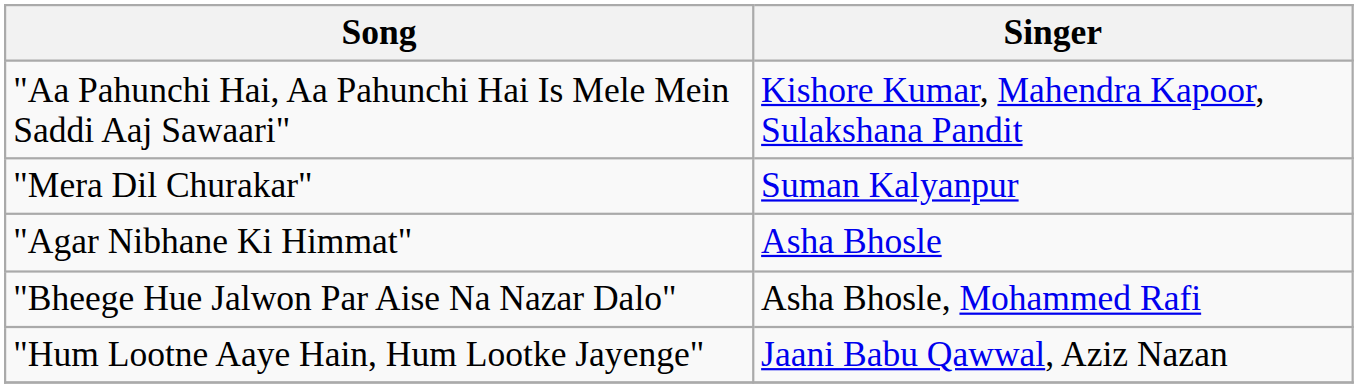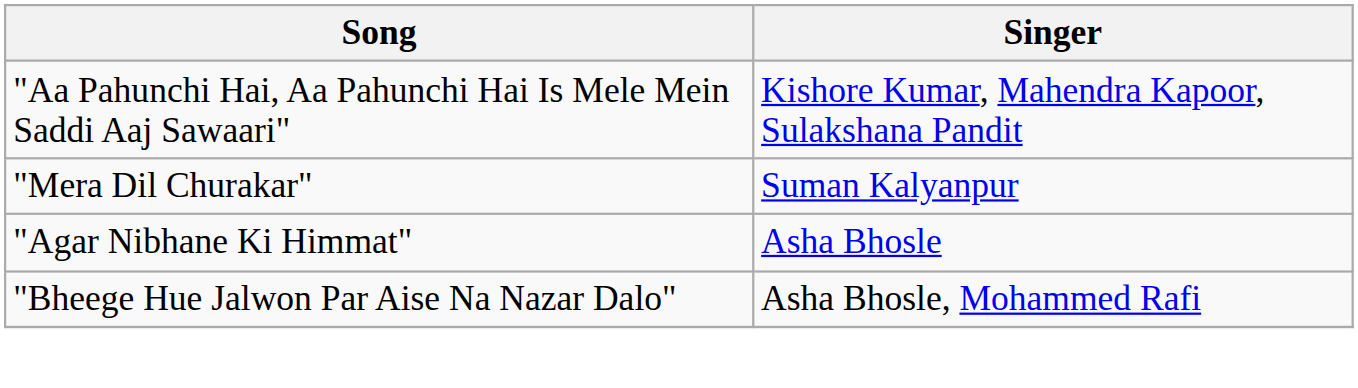- row: (359, 354)
